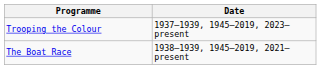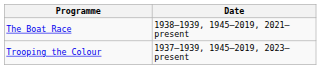rows swapped: (54, 29) <-> (39, 53)
